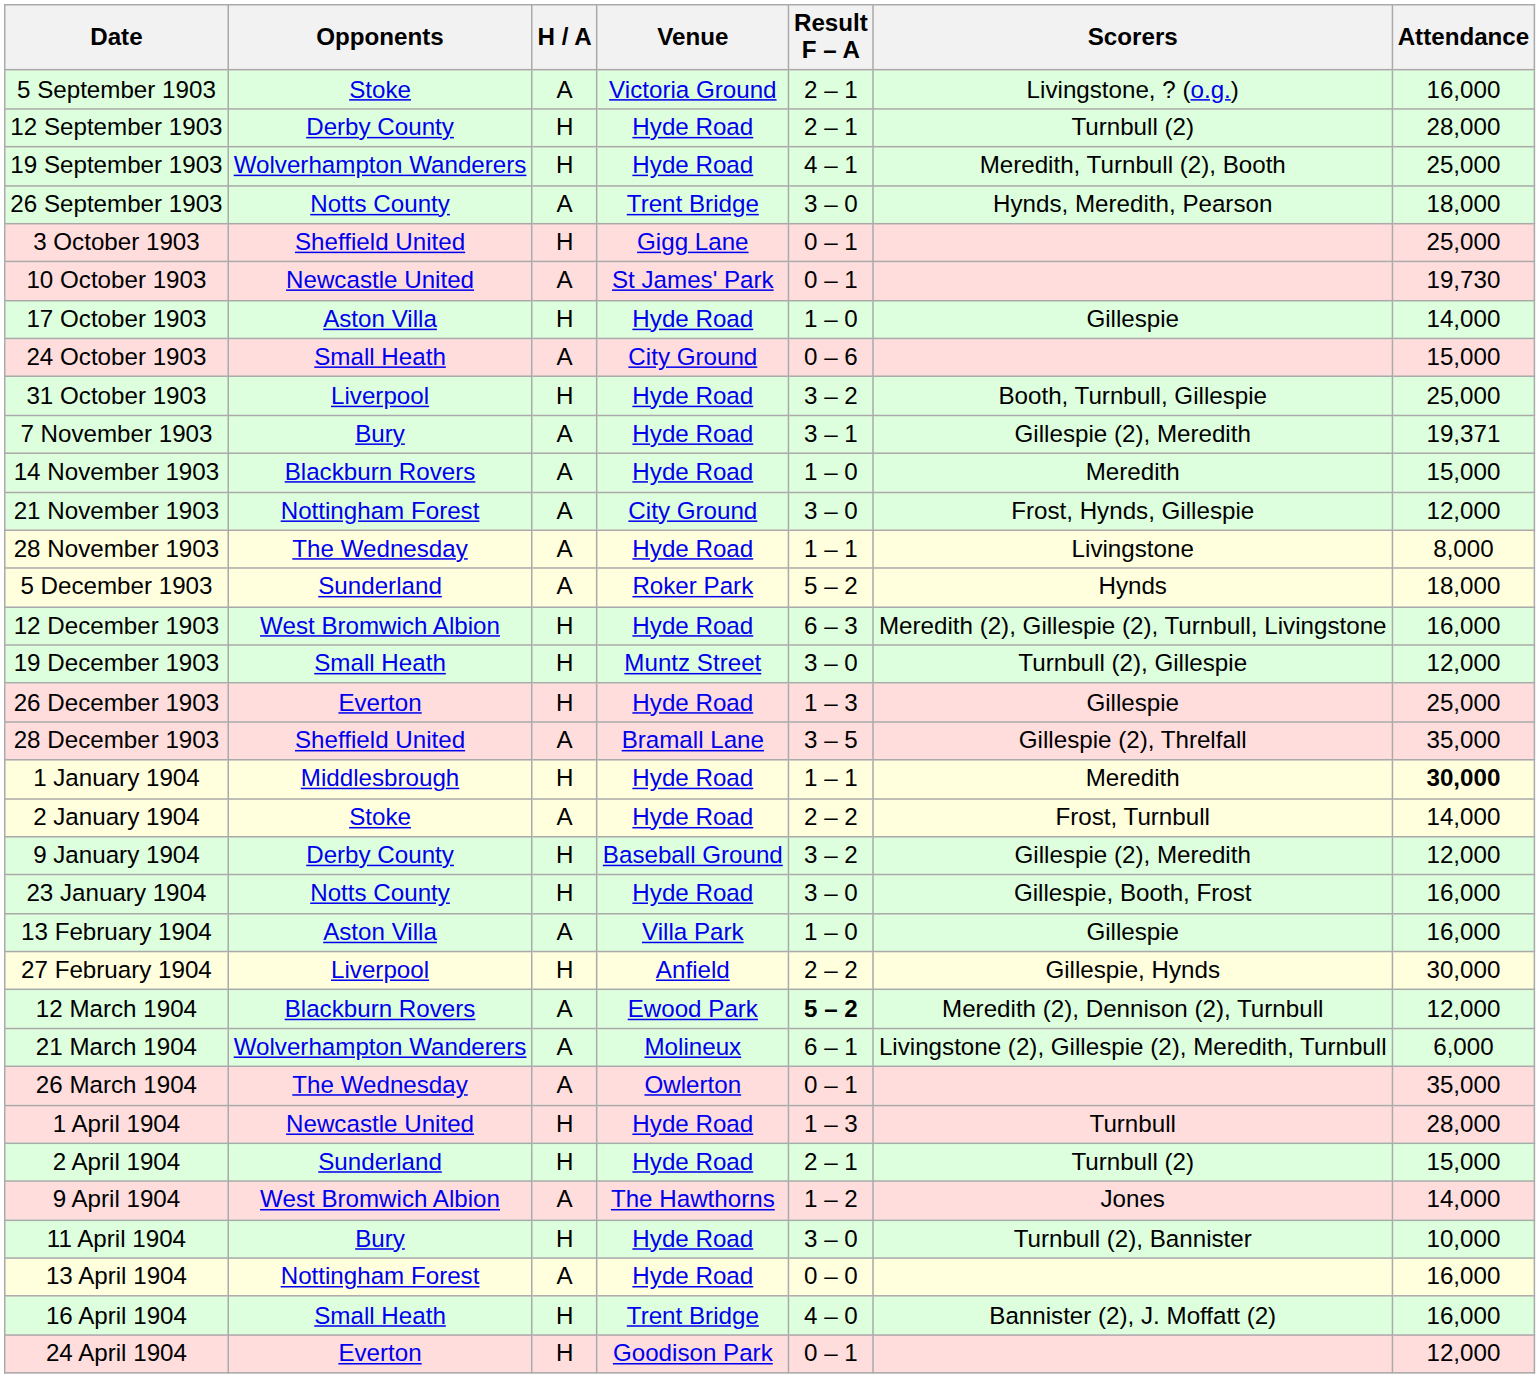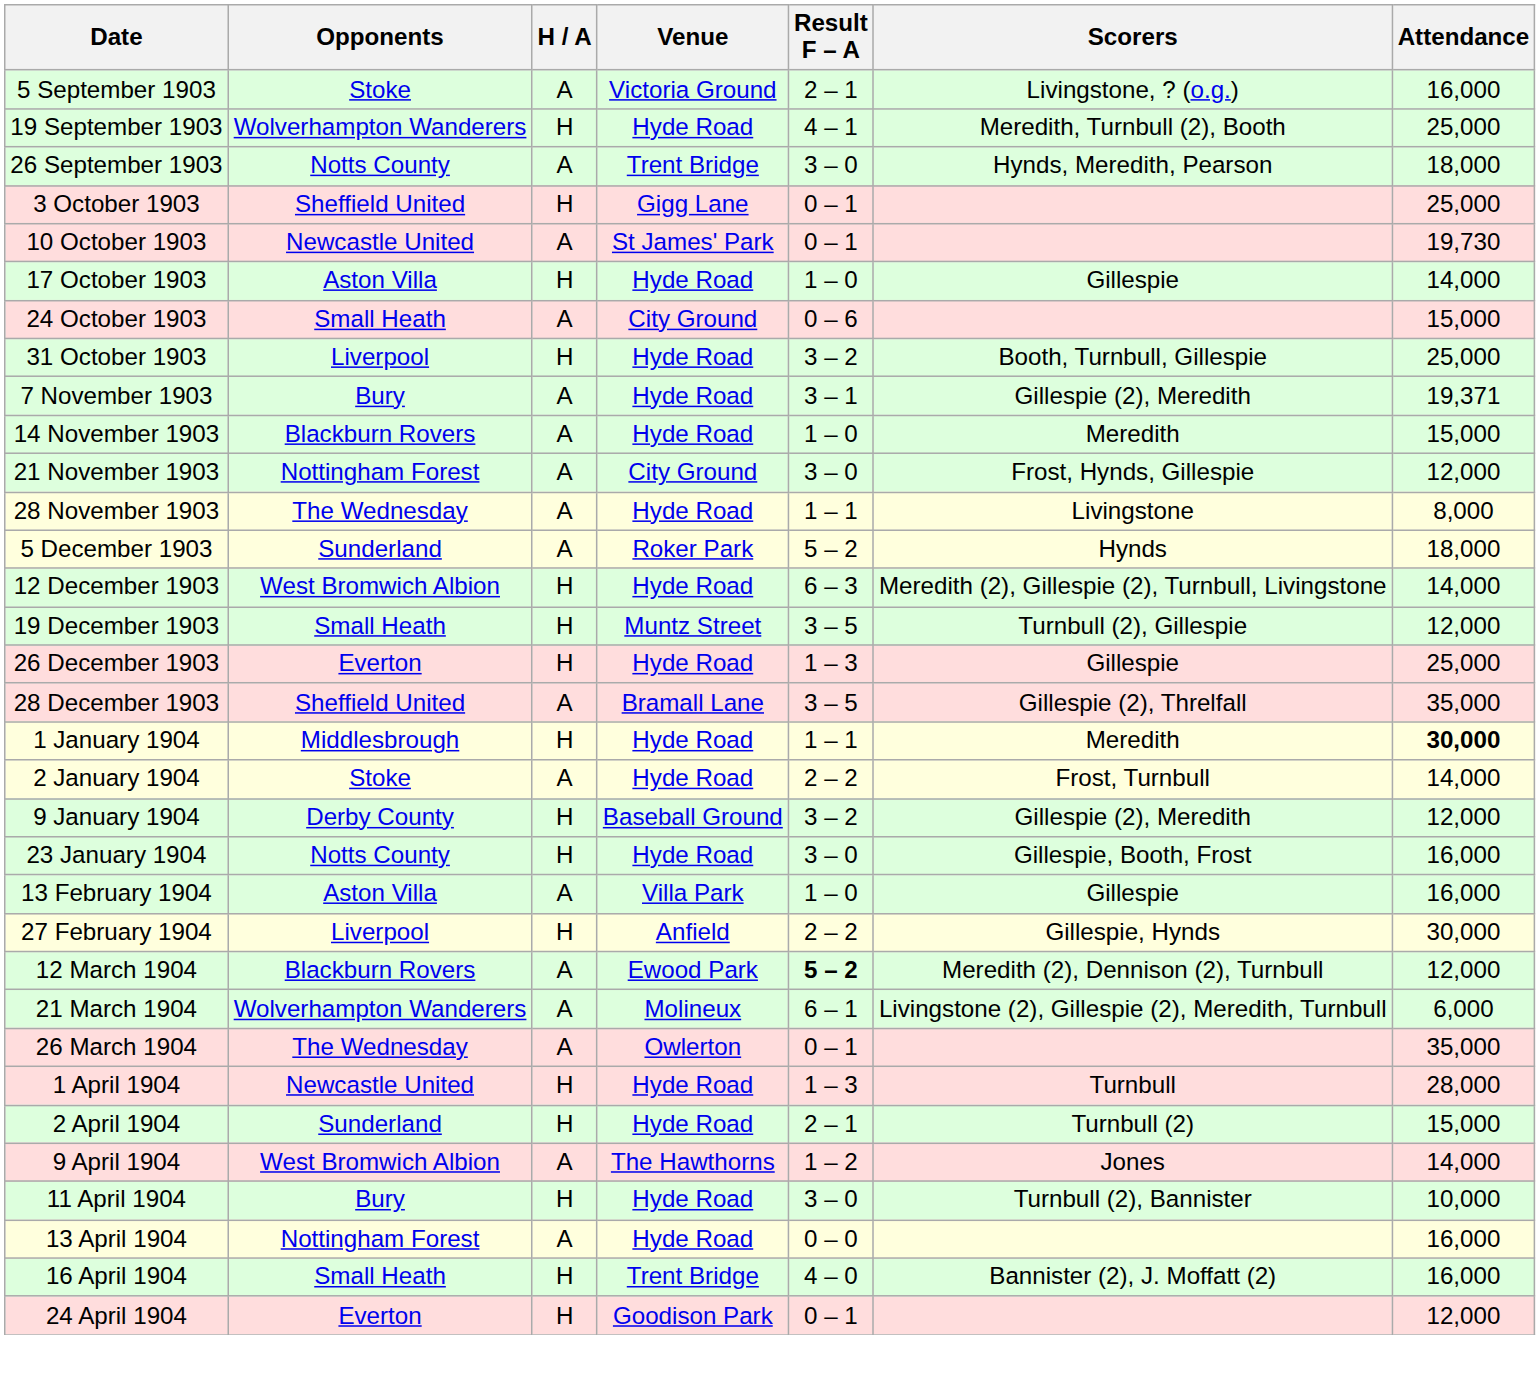- row: (116, 127)
(1463, 625) 16,000 -> (1463, 587) 14,000
(831, 663) 3 – 0 -> (831, 625) 3 – 5
